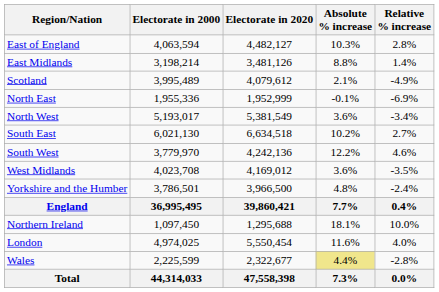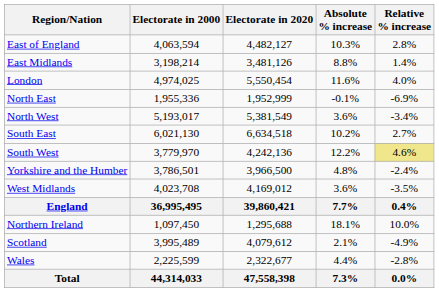rows swapped: (25, 242) <-> (27, 80)
(404, 152) no background -> (404, 152) khaki background
rows swapped: (41, 170) <-> (67, 188)
(345, 260) khaki background -> (345, 260) no background
